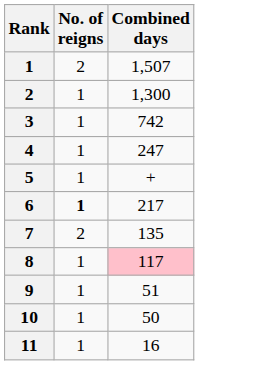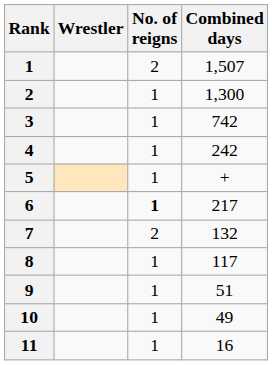+ column: (91, 28)
(151, 149) 247 -> (225, 149) 242
(151, 233) 135 -> (225, 233) 132
(151, 261) pink background -> (225, 261) no background
(151, 317) 50 -> (225, 317) 49
